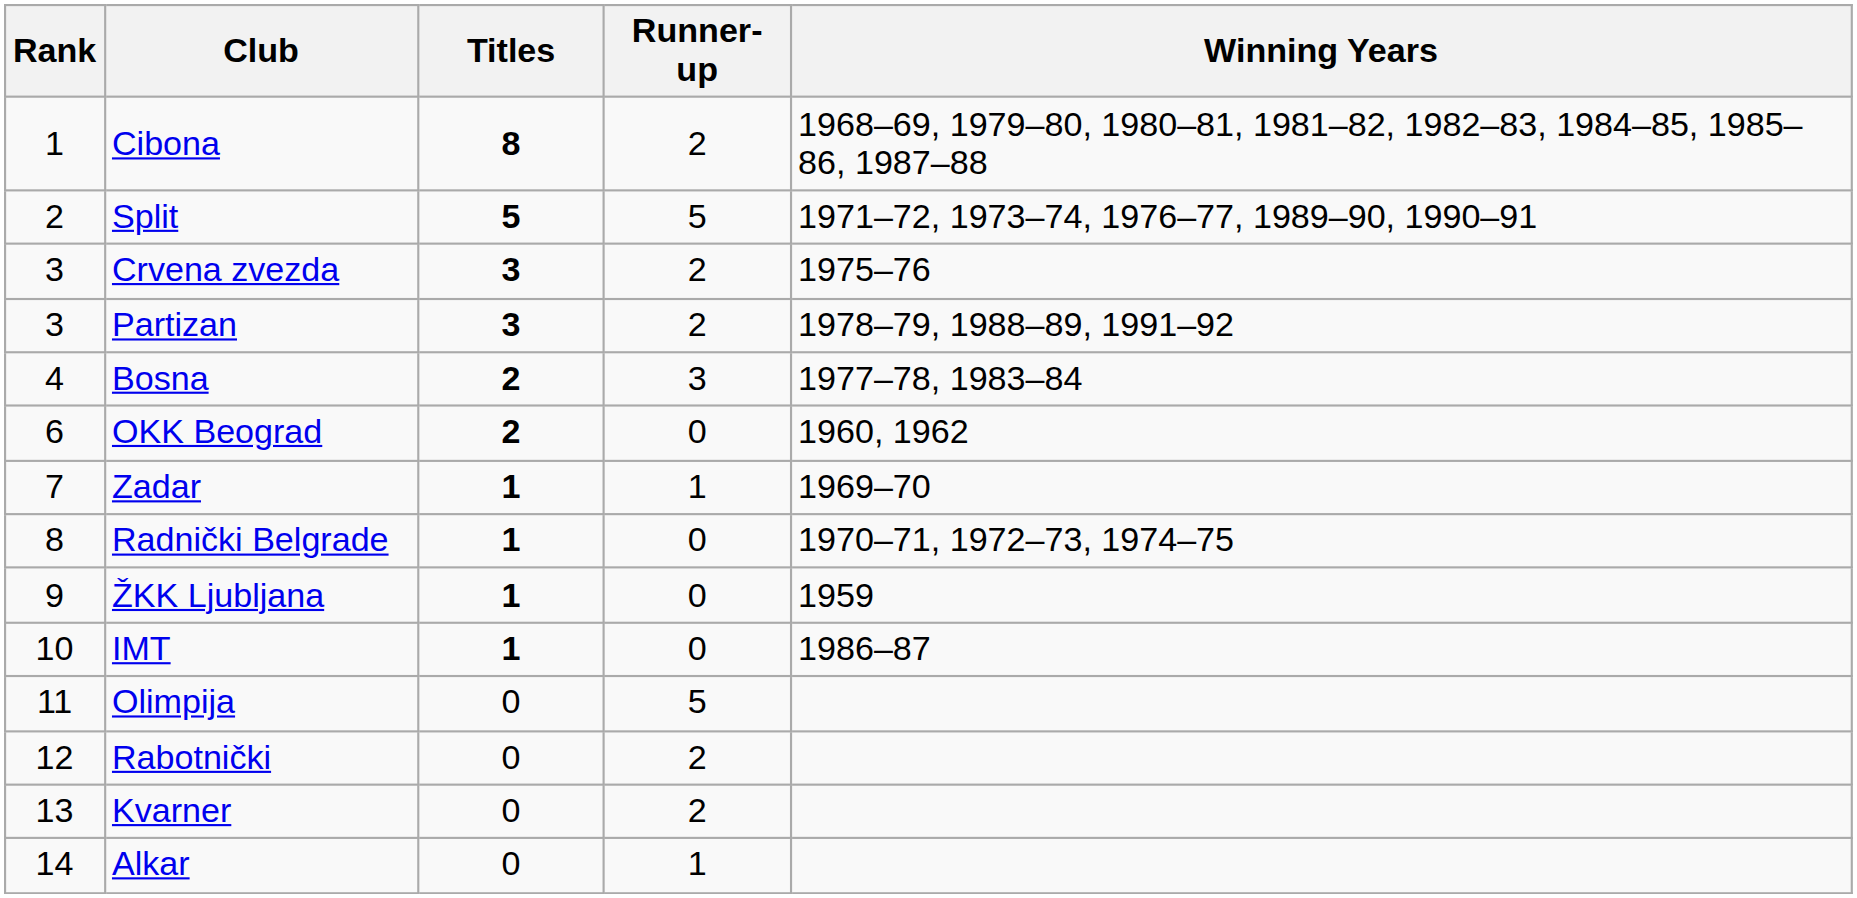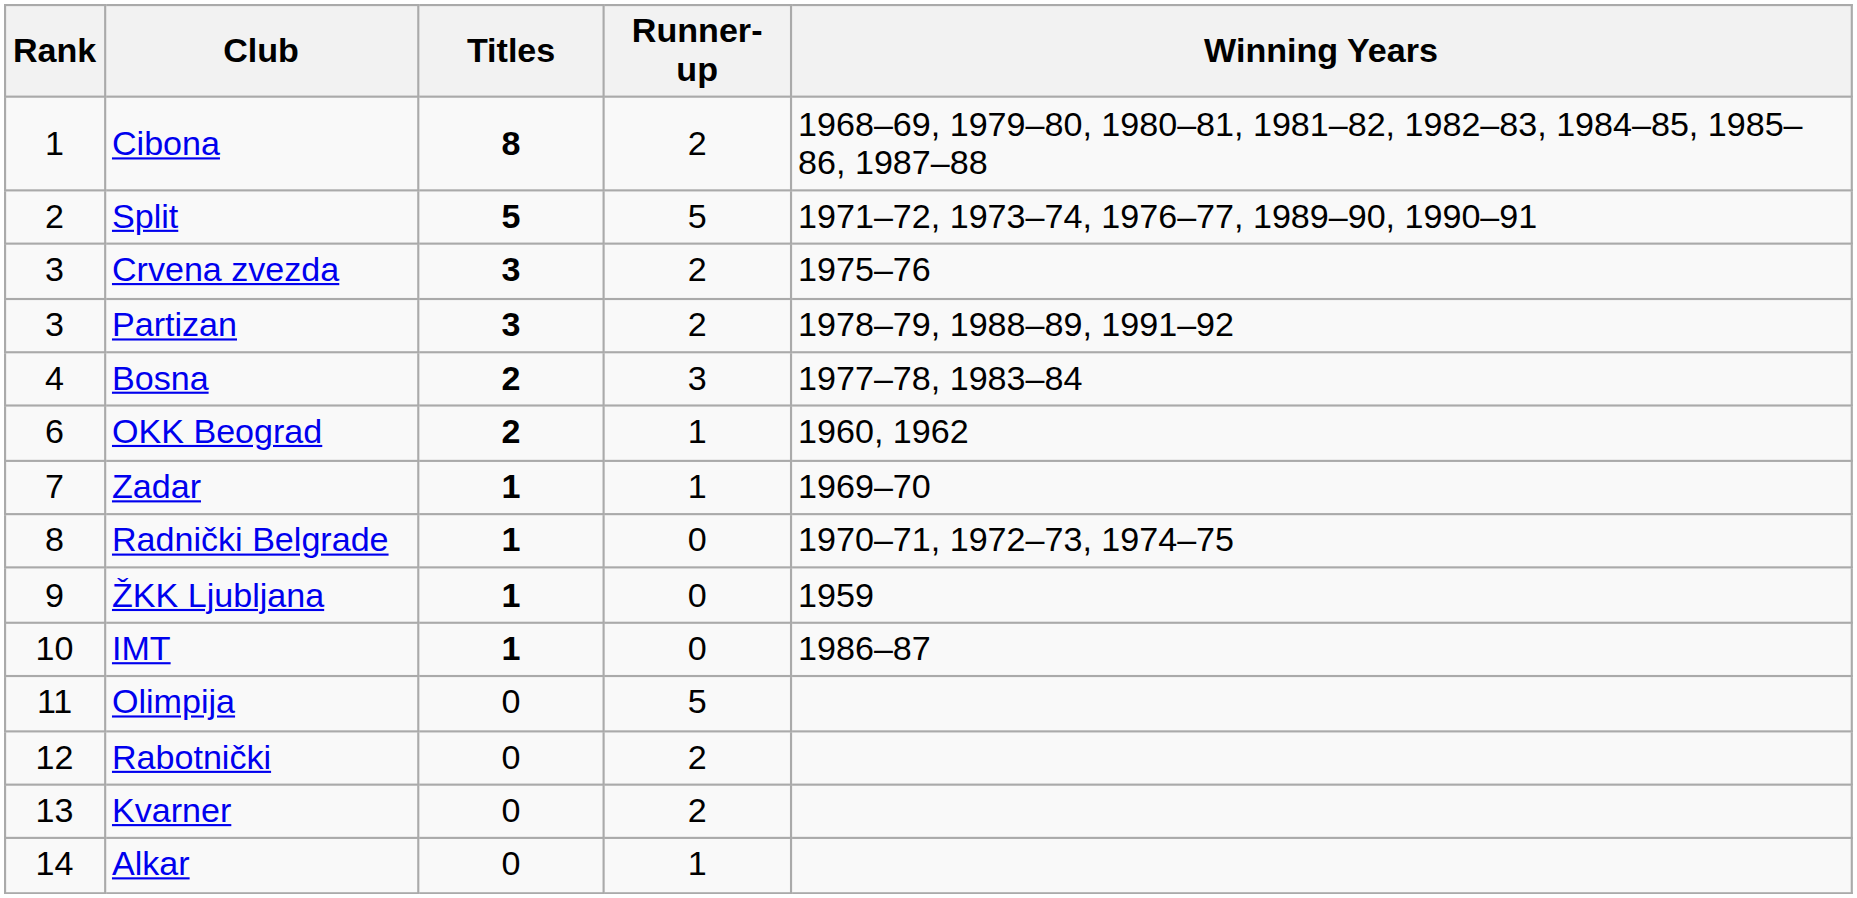(697, 432) 0 -> (697, 432) 1
